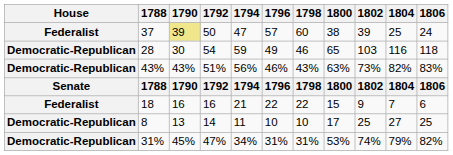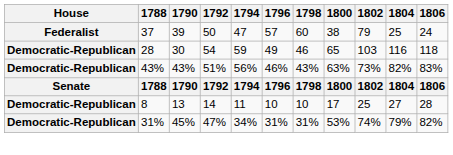(178, 31) khaki background -> (178, 31) no background
(364, 31) 39 -> (364, 31) 79
- row: (147, 104)
(426, 123) 25 -> (426, 104) 28
